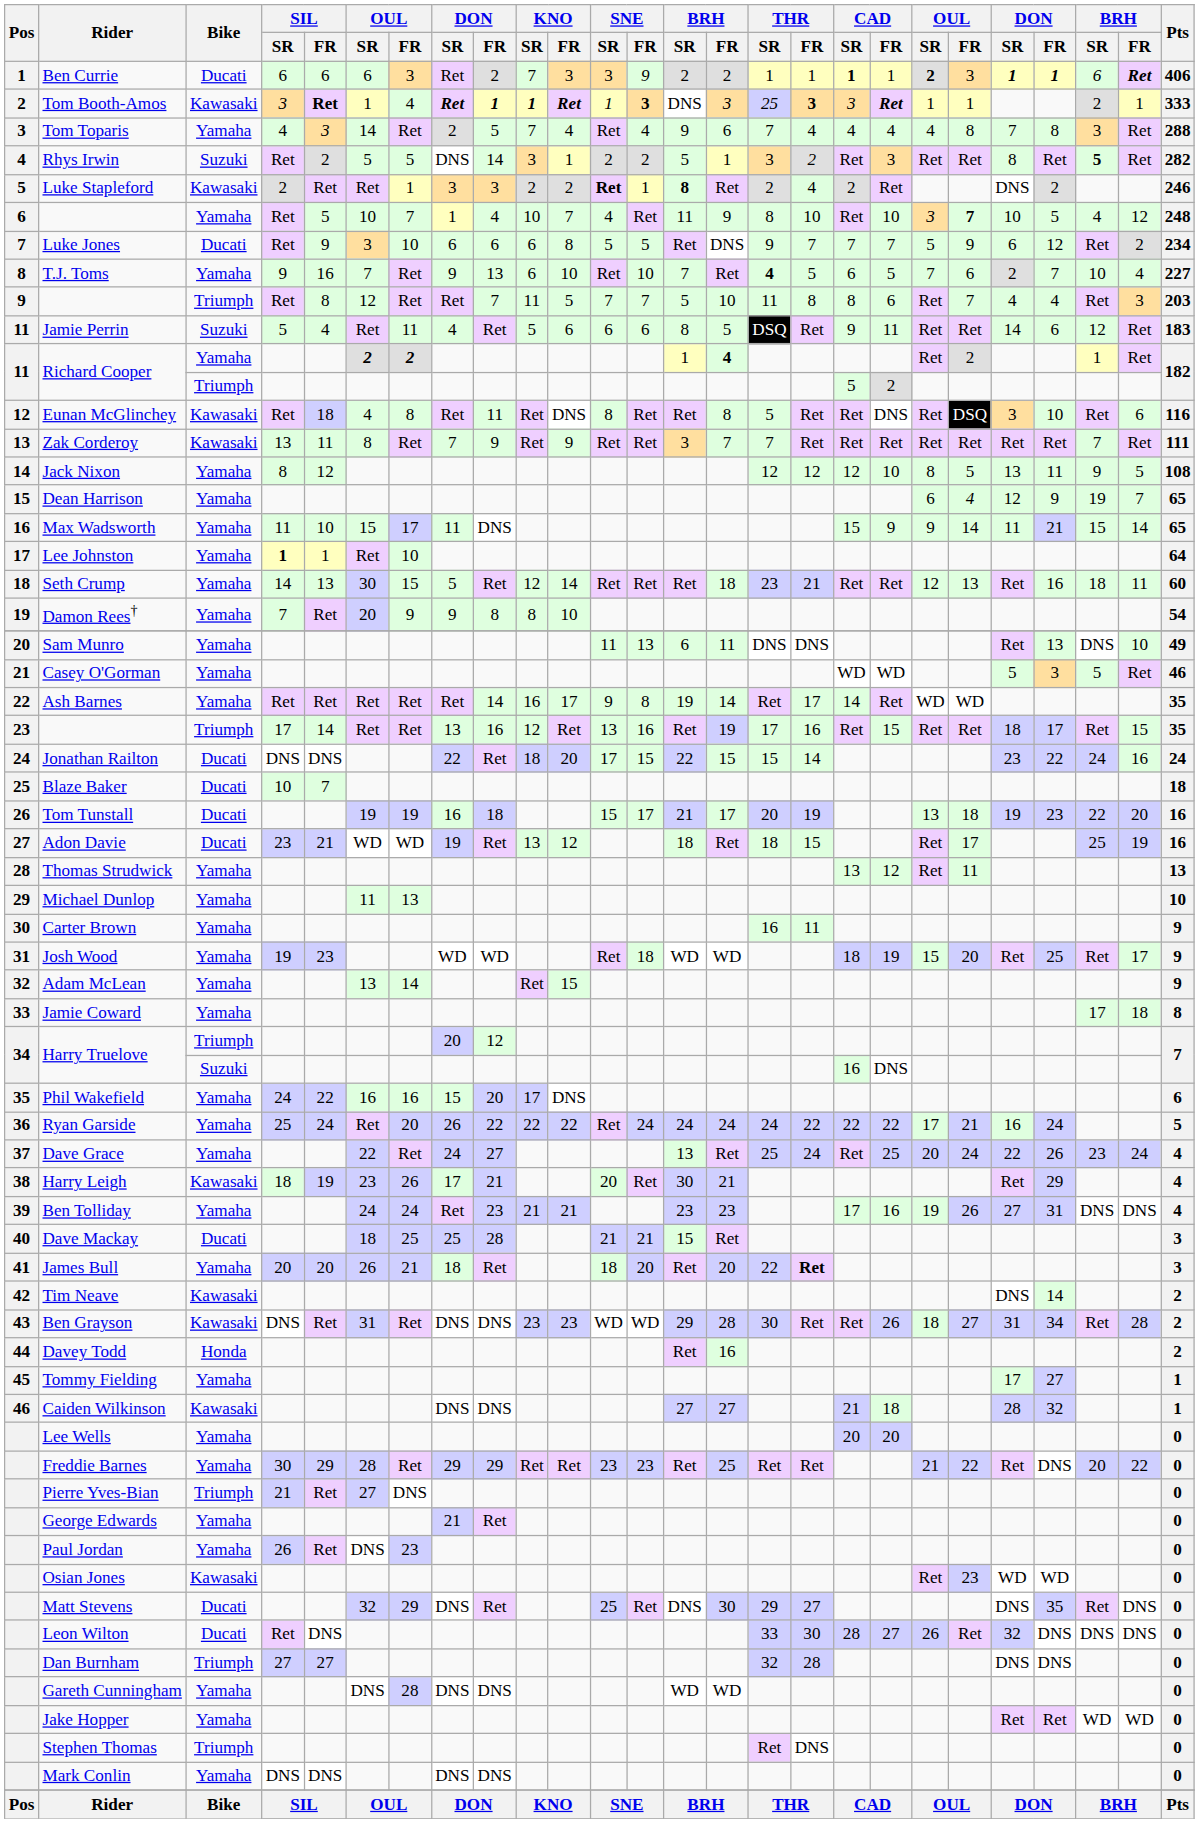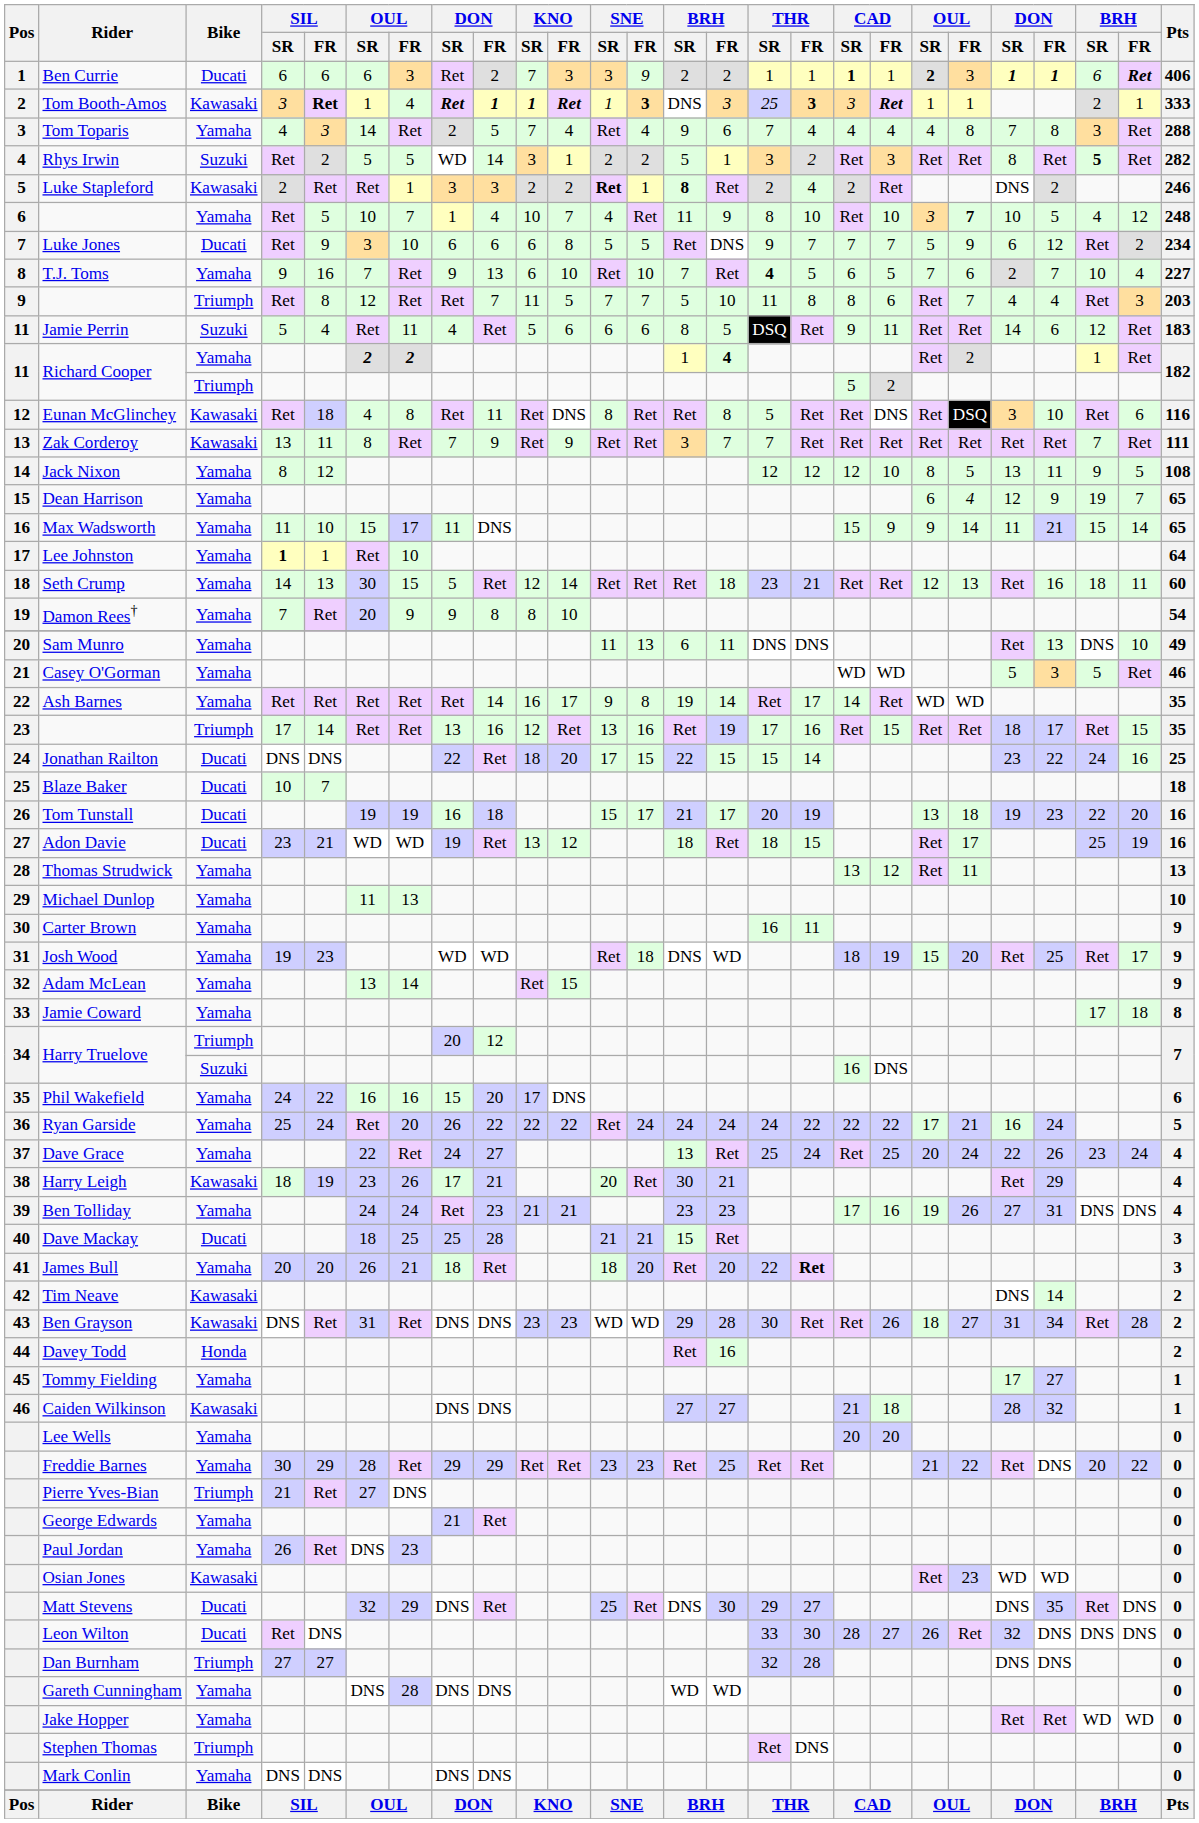(452, 159) DNS -> (452, 159) WD
(1178, 757) 24 -> (1178, 757) 25
(685, 955) WD -> (685, 955) DNS
